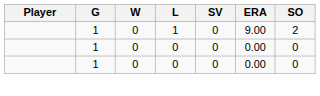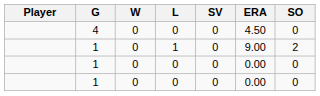+ row: (95, 30)
